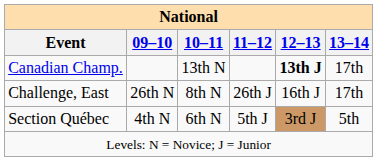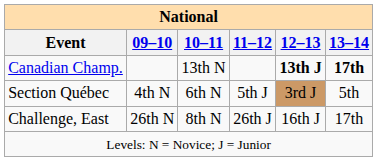(349, 67) normal -> (349, 67) bold
rows swapped: (58, 93) <-> (59, 118)
